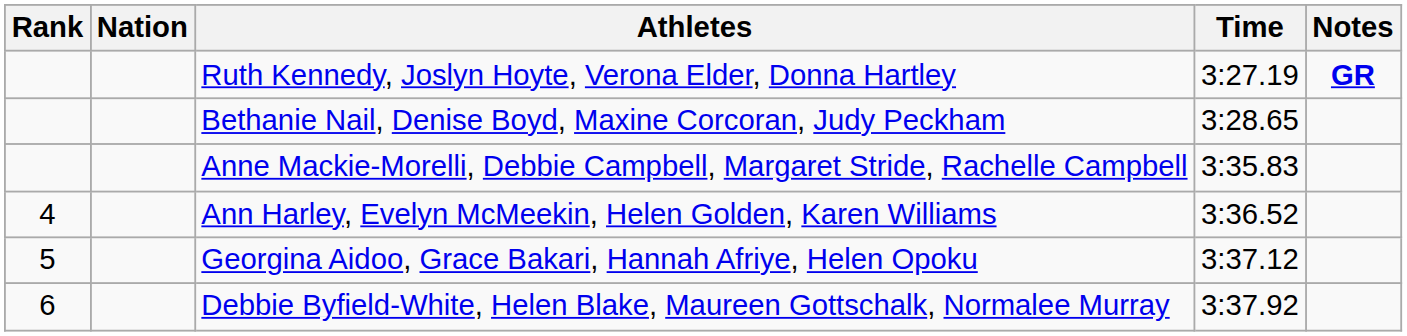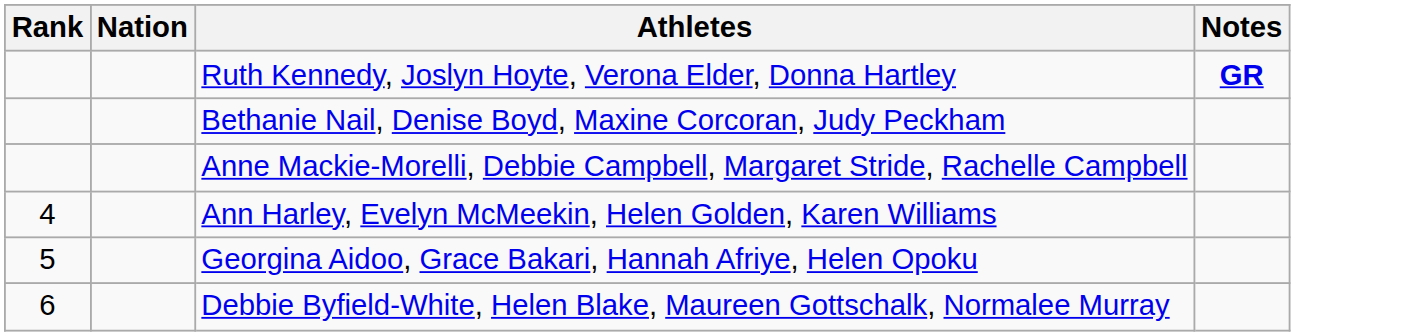- column: (1250, 27)
